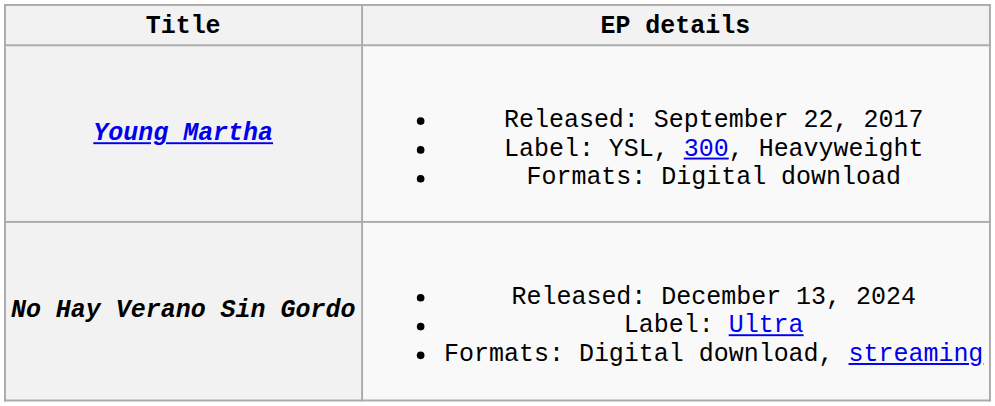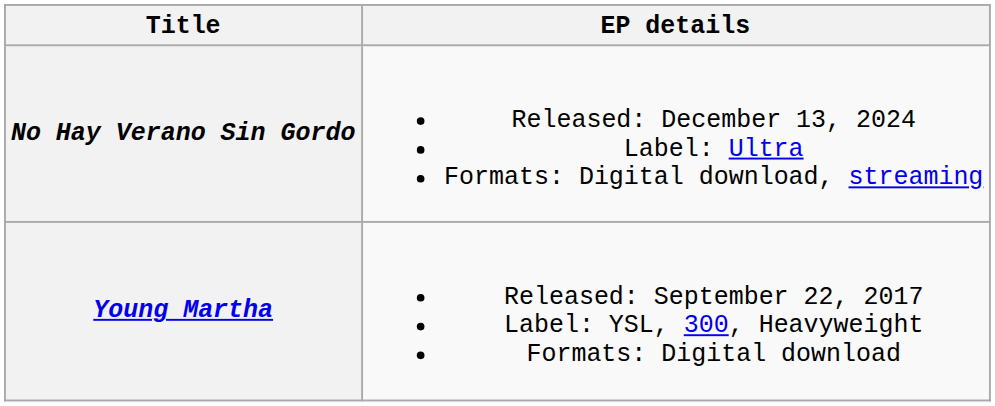rows swapped: (183, 134) <-> (183, 311)
